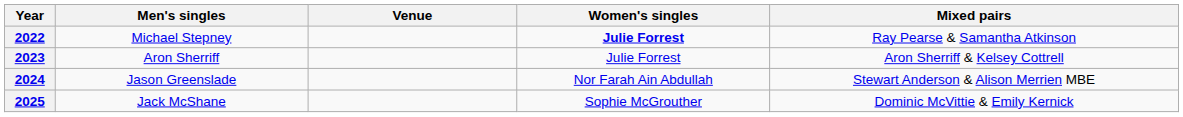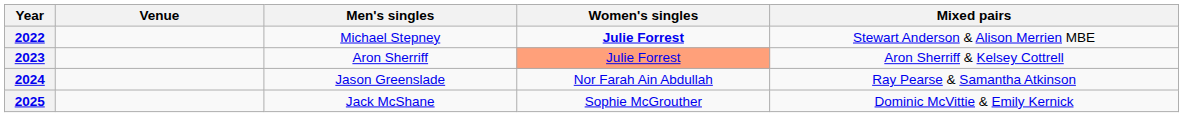columns swapped: (412, 16) <-> (181, 16)
(974, 37) Ray Pearse & Samantha Atkinson -> (974, 37) Stewart Anderson & Alison Merrien MBE
(643, 58) no background -> (643, 58) lightsalmon background
(974, 80) Stewart Anderson & Alison Merrien MBE -> (974, 80) Ray Pearse & Samantha Atkinson
